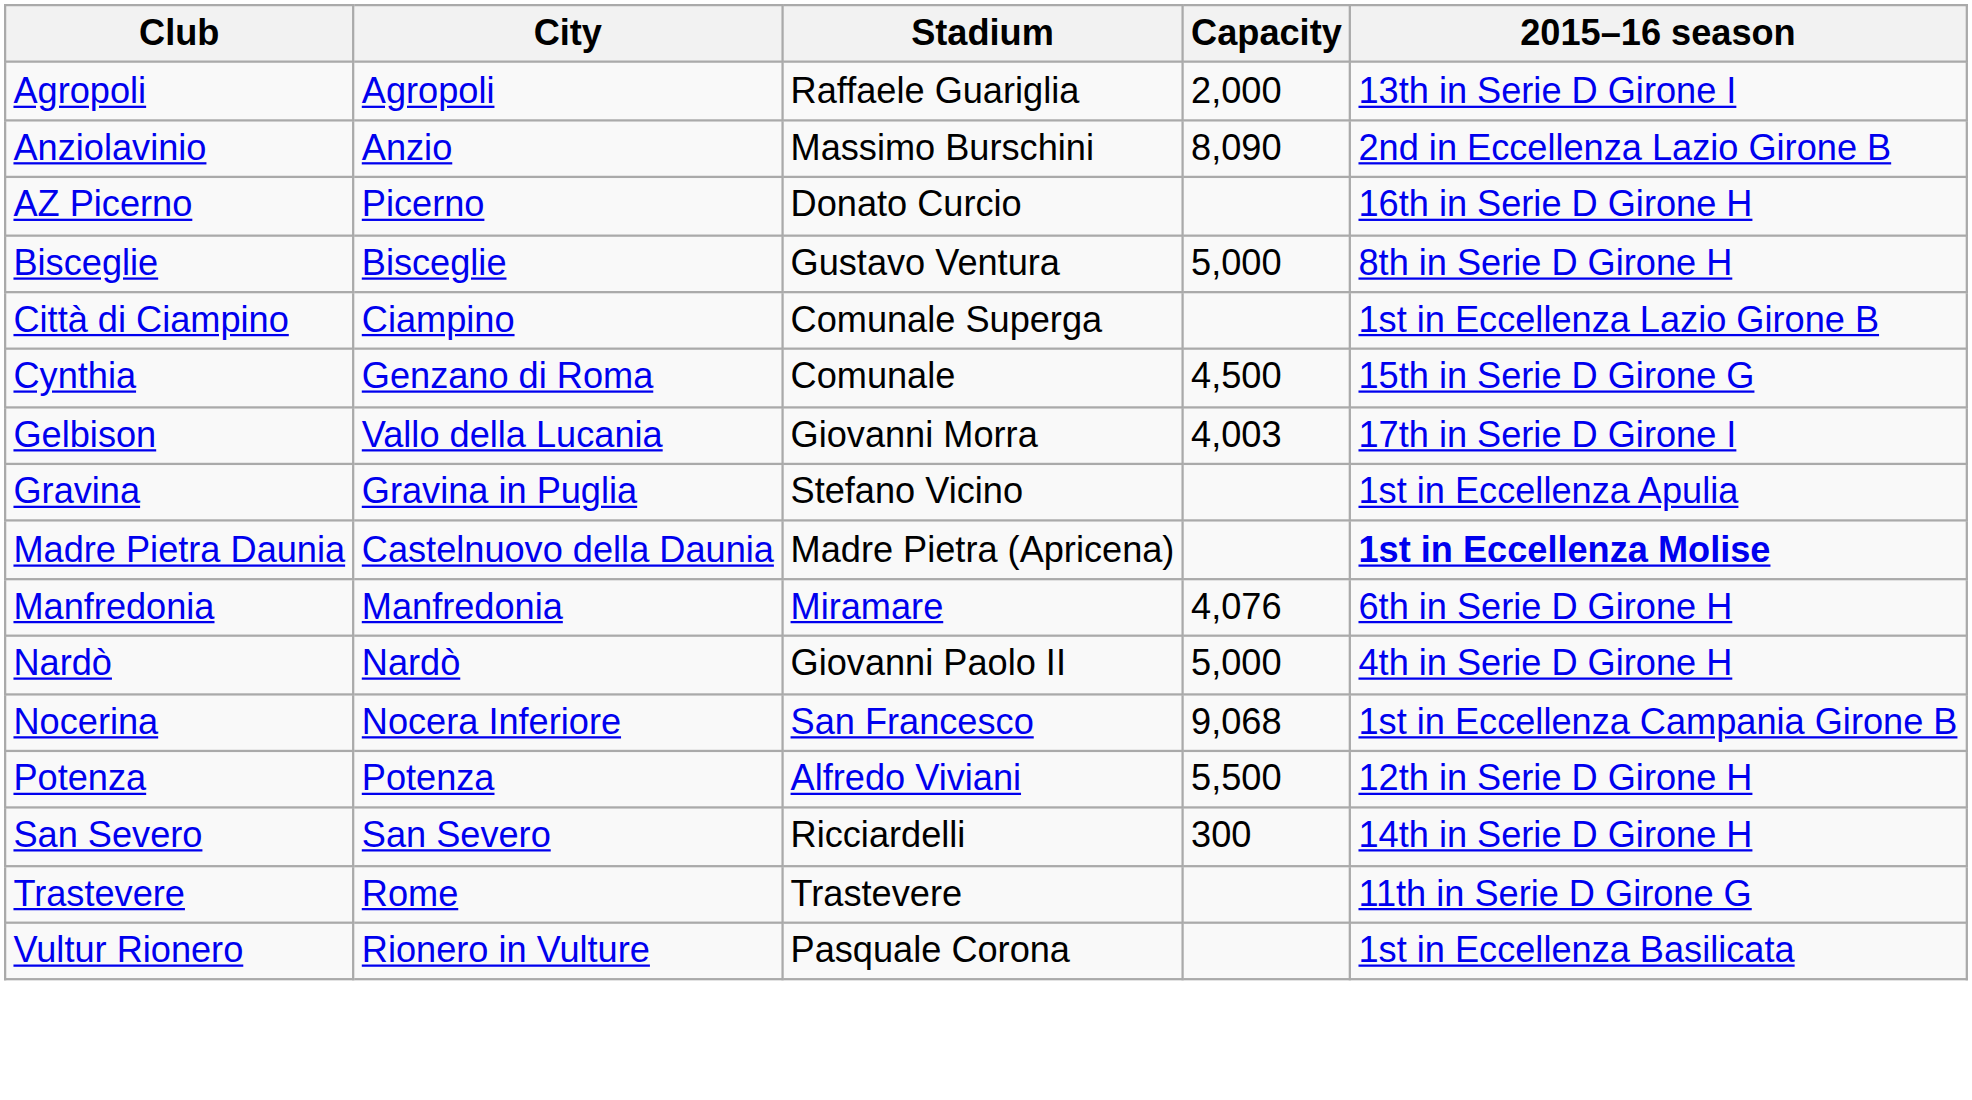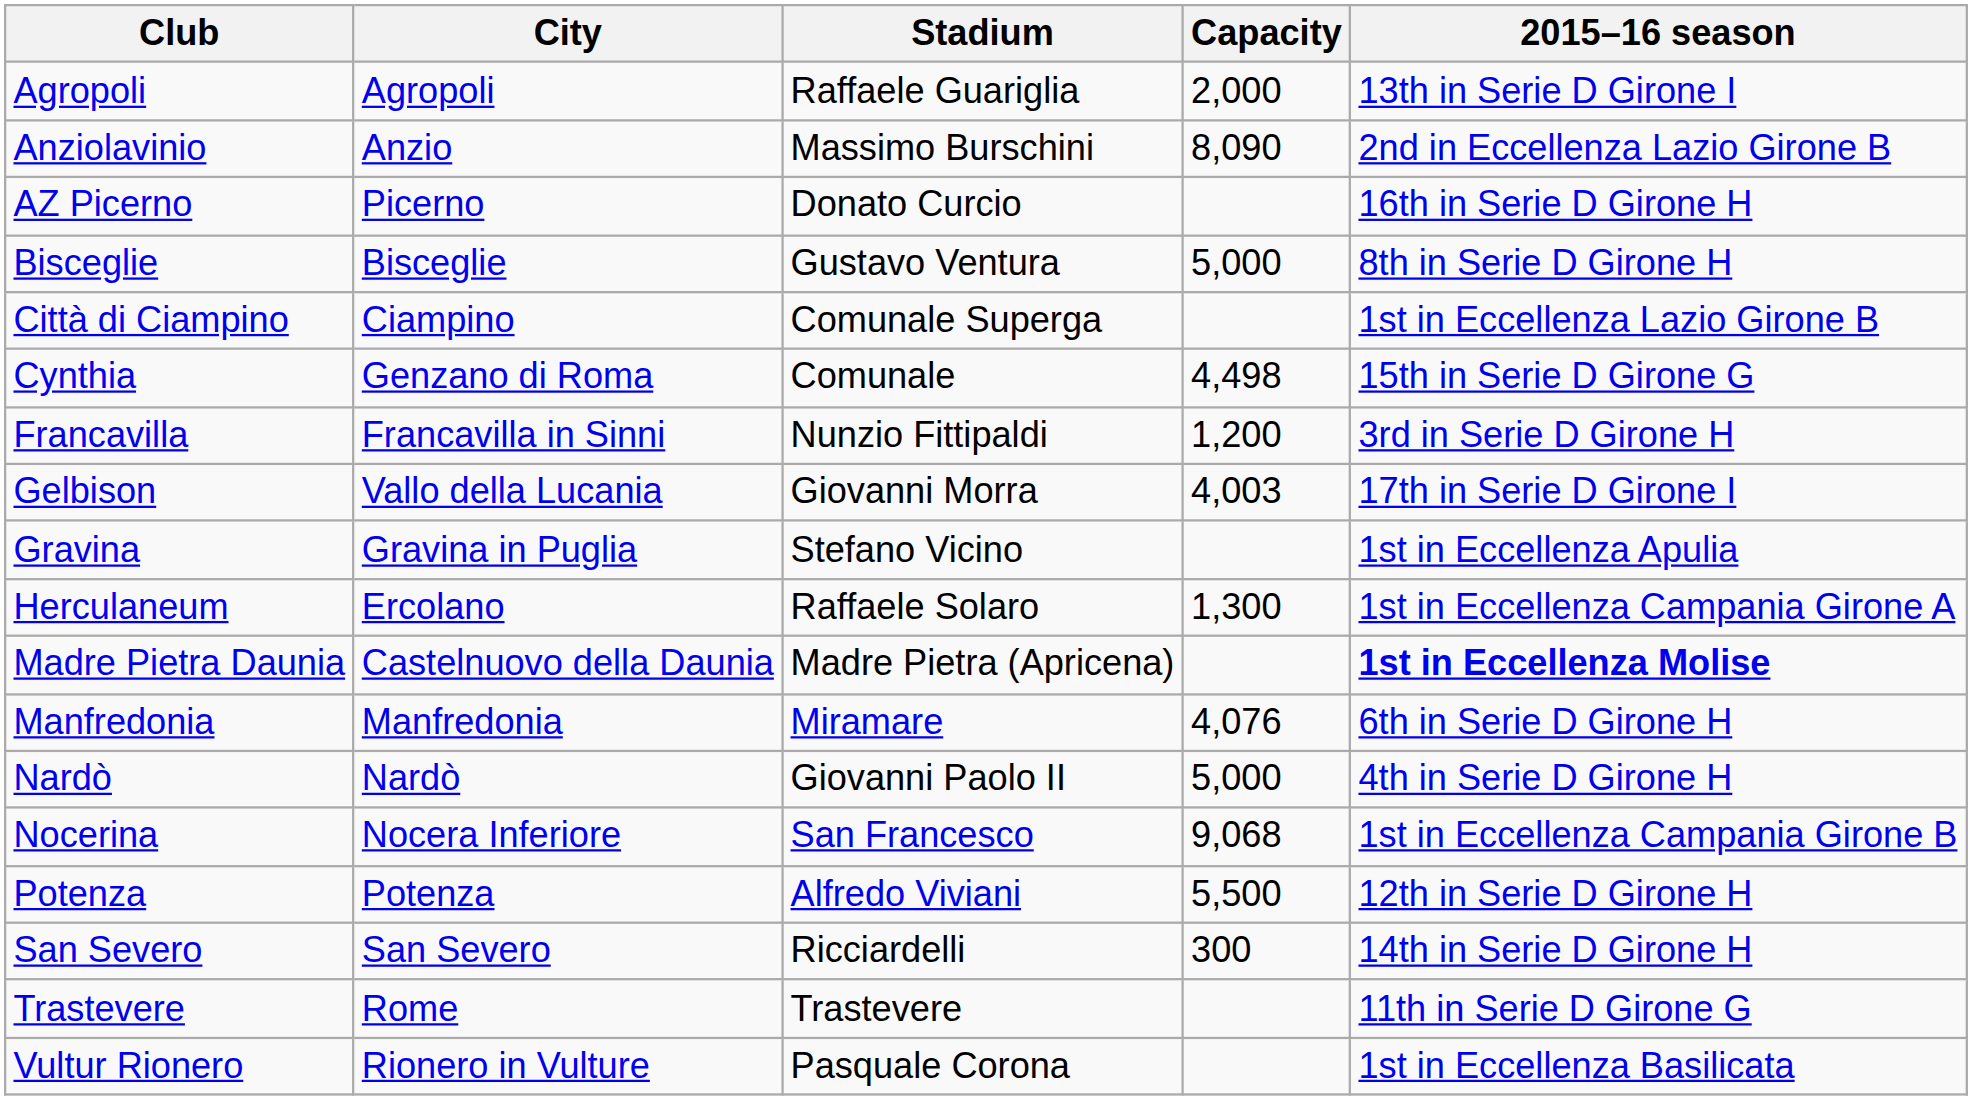(1236, 377) 4,500 -> (1236, 377) 4,498
+ row: (101, 434)
+ row: (121, 606)
